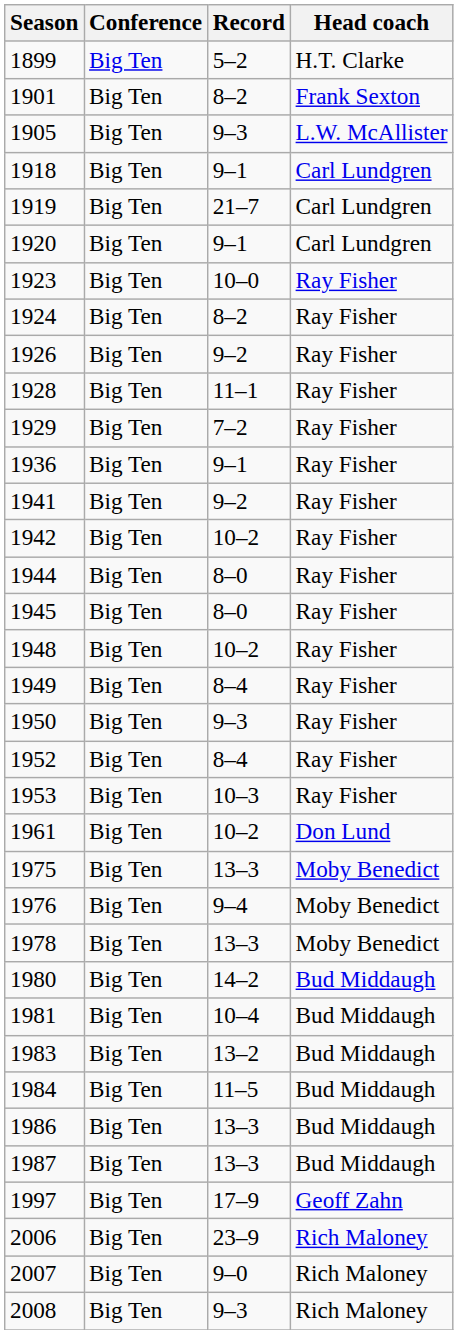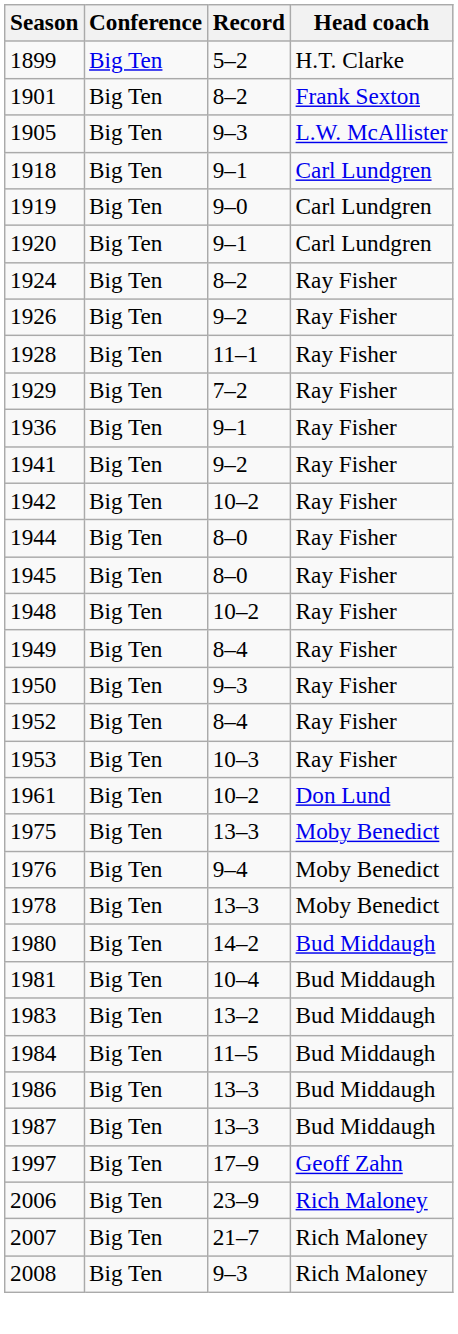(236, 206) 21–7 -> (230, 206) 9–0
- row: (33, 280)
(230, 1273) 9–0 -> (236, 1237) 21–7
